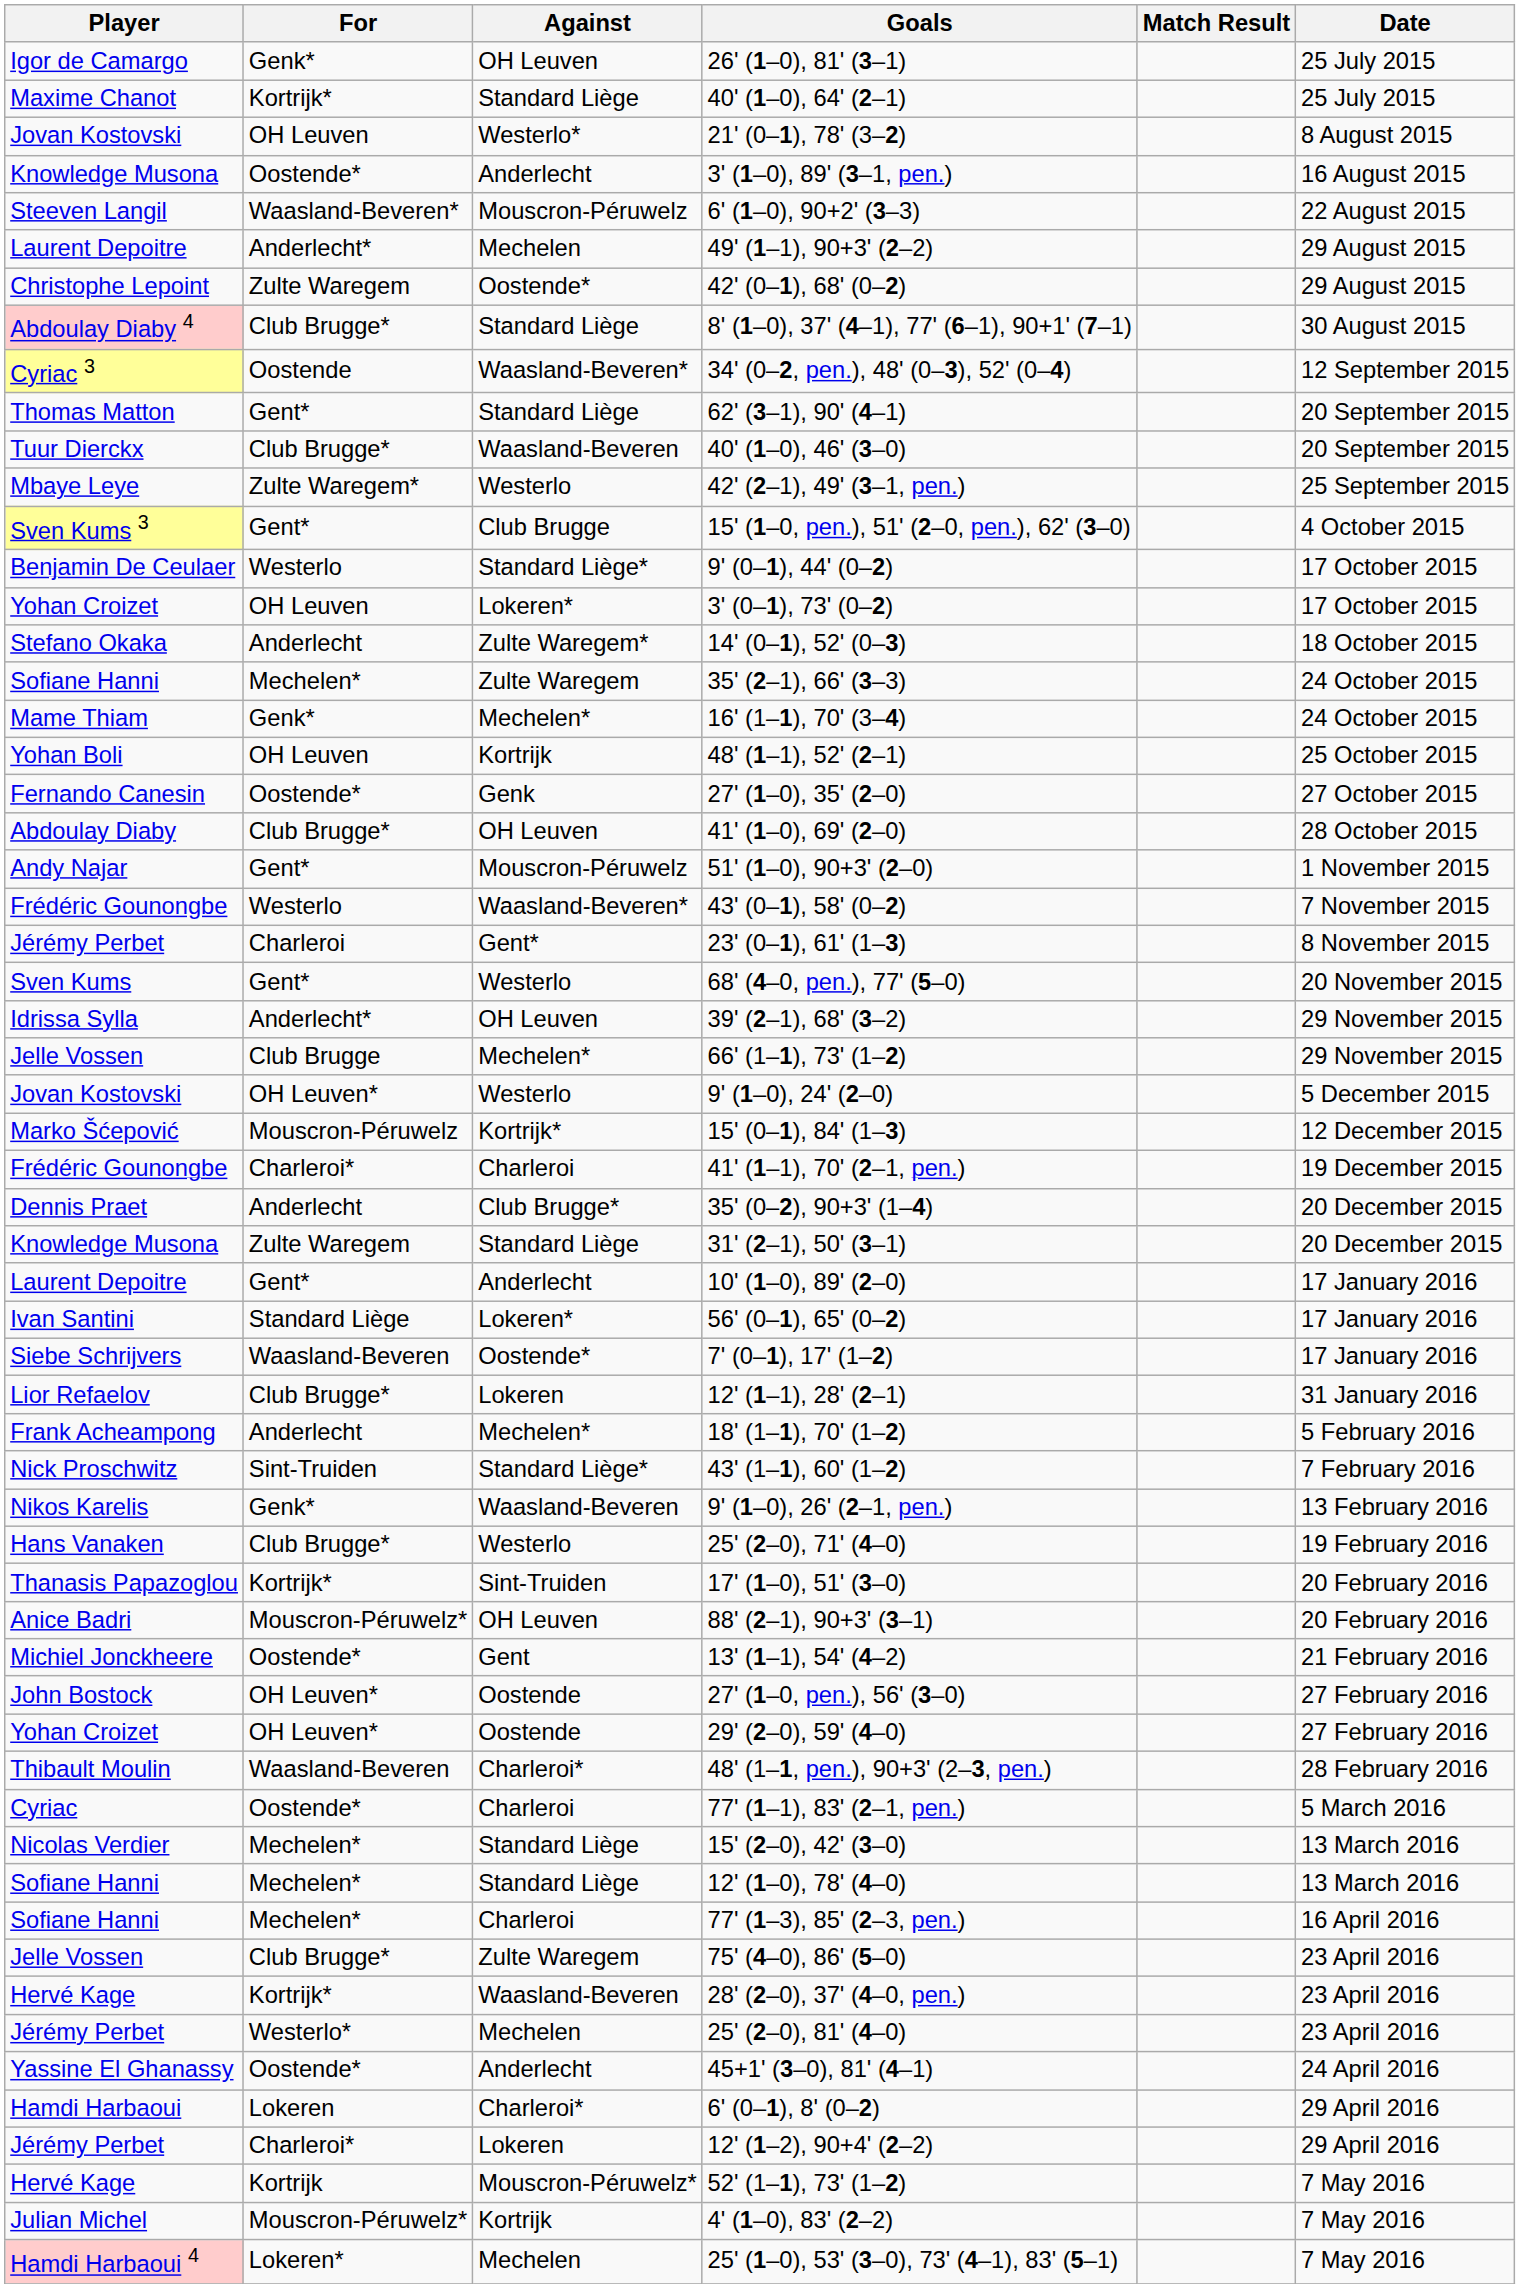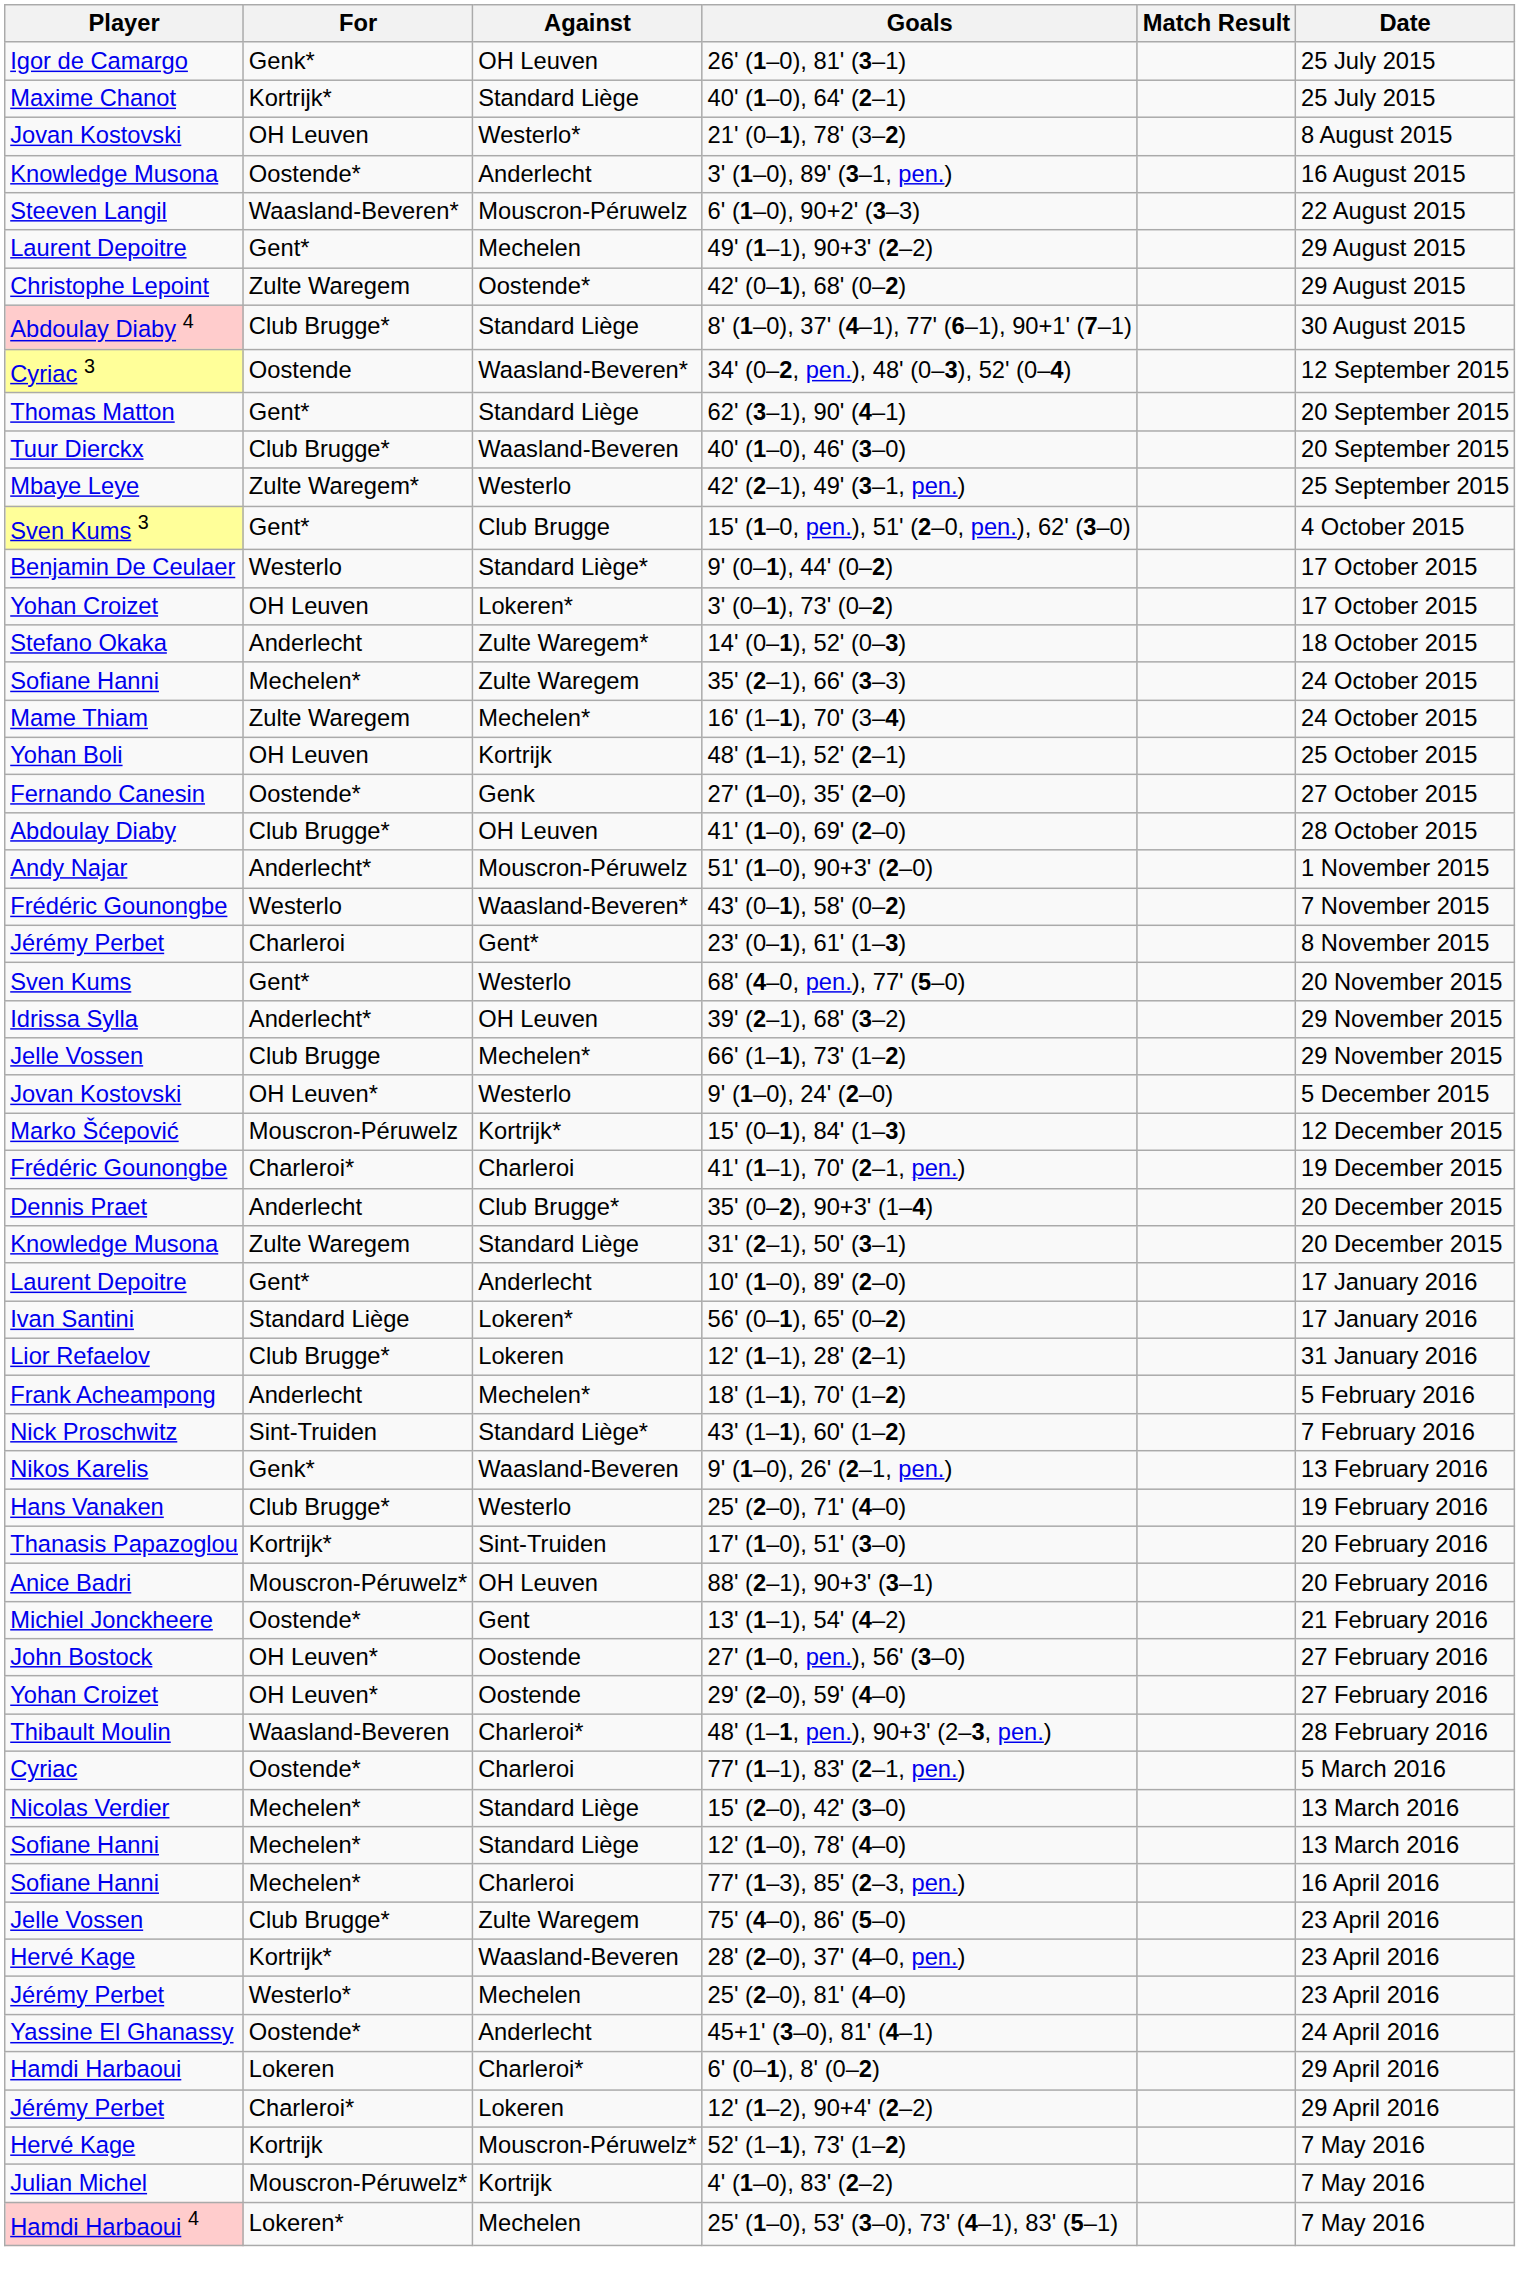(310, 248) Anderlecht* -> (279, 248) Gent*
(282, 718) Genk* -> (329, 718) Zulte Waregem
(279, 868) Gent* -> (310, 868) Anderlecht*
- row: (800, 1356)
